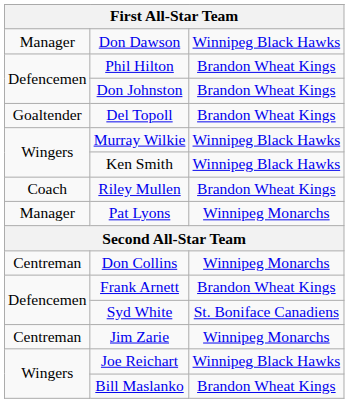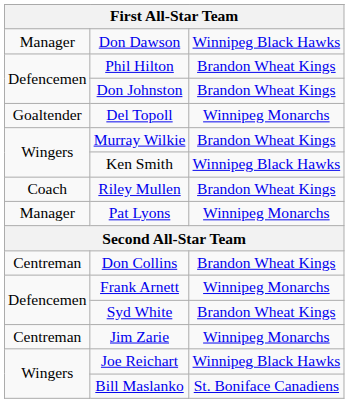(266, 115) Brandon Wheat Kings -> (266, 115) Winnipeg Monarchs
(266, 139) Winnipeg Black Hawks -> (266, 139) Brandon Wheat Kings
(266, 262) Winnipeg Monarchs -> (266, 262) Brandon Wheat Kings
(266, 287) Brandon Wheat Kings -> (266, 287) Winnipeg Monarchs
(266, 312) St. Boniface Canadiens -> (266, 312) Brandon Wheat Kings
(266, 386) Brandon Wheat Kings -> (266, 386) St. Boniface Canadiens
